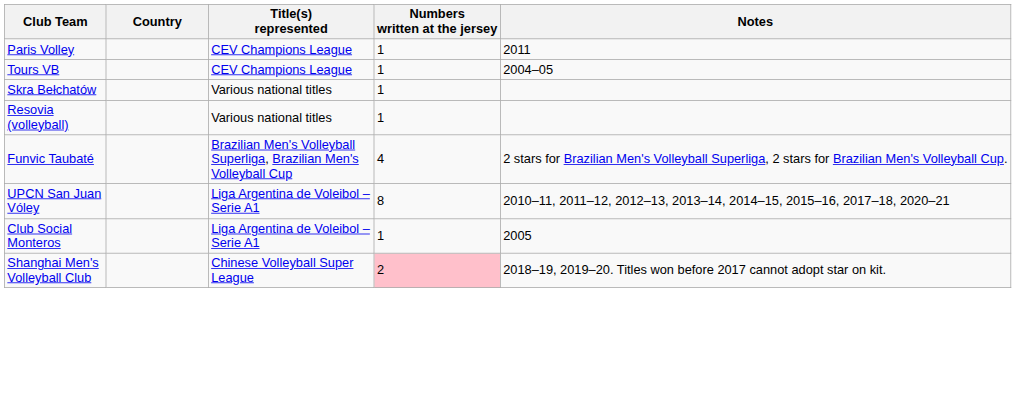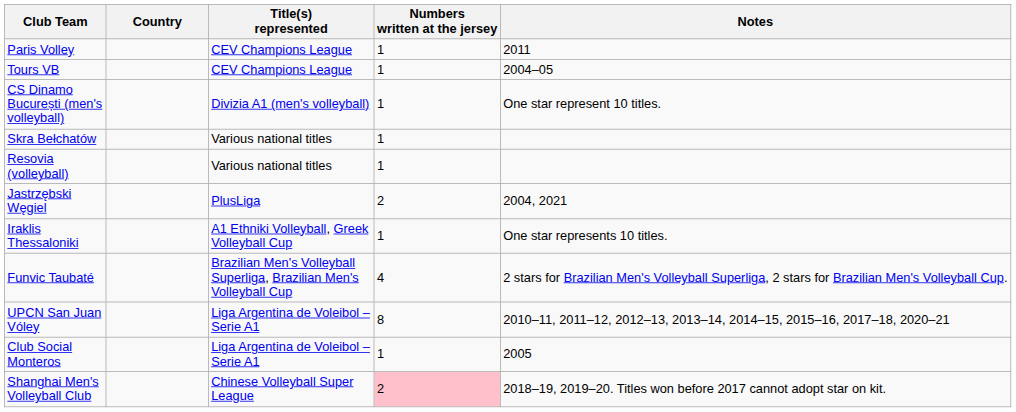+ row: (55, 104)
+ row: (39, 201)
+ row: (43, 235)
